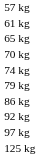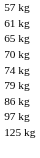- row: (17, 117)
